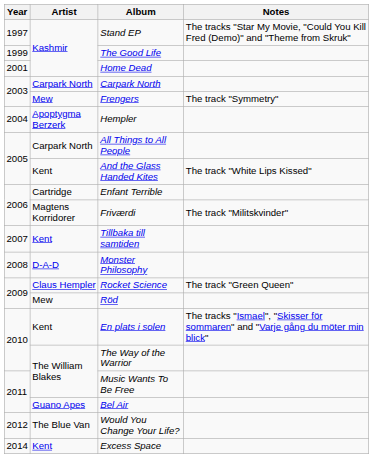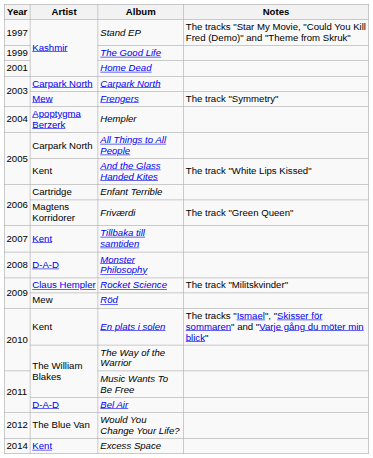(237, 212) The track "Militskvinder" -> (240, 212) The track "Green Queen"
(240, 285) The track "Green Queen" -> (237, 285) The track "Militskvinder"
(59, 404) Guano Apes -> (46, 404) D-A-D
